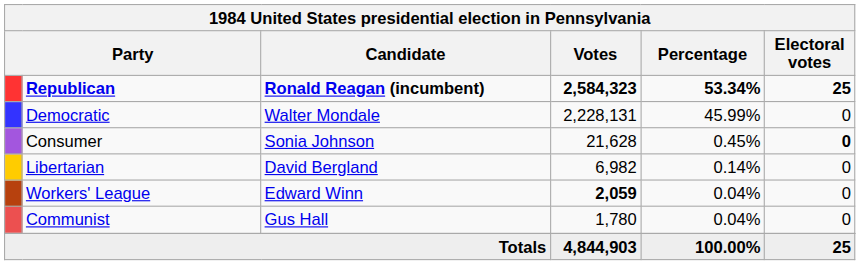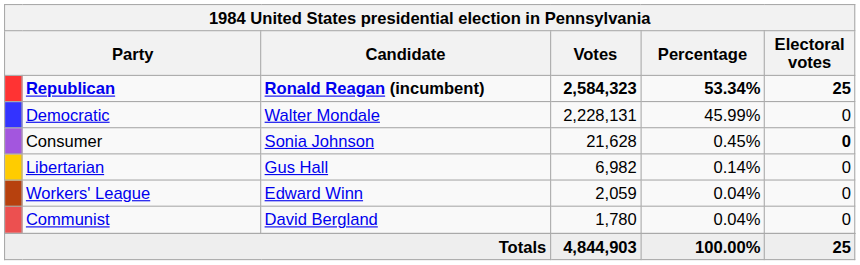(321, 168) David Bergland -> (296, 168) Gus Hall
(616, 194) bold -> (616, 194) normal
(296, 220) Gus Hall -> (321, 220) David Bergland
